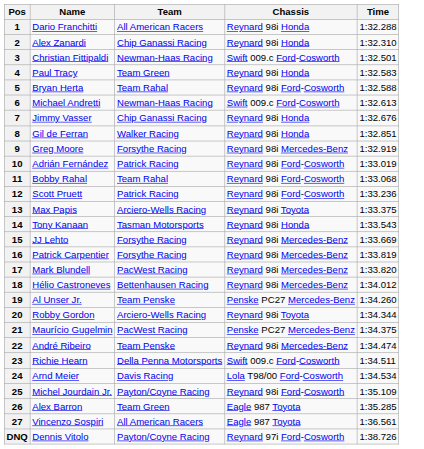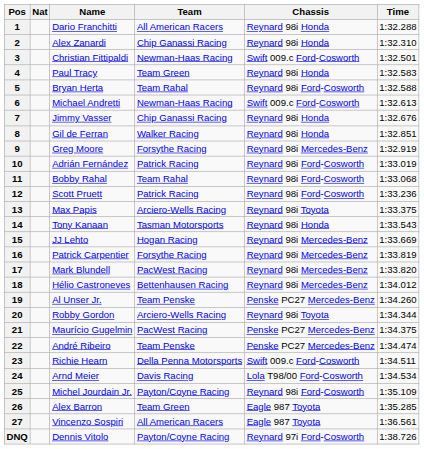+ column: (40, 12)
(152, 239) Forsythe Racing -> (167, 239) Hogan Racing
(287, 346) Reynard 98i Mercedes-Benz -> (311, 346) Penske PC27 Mercedes-Benz
